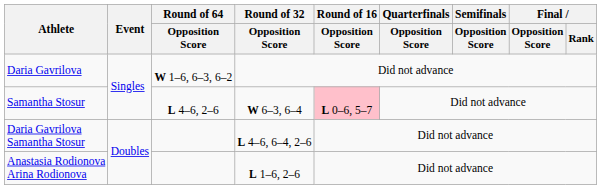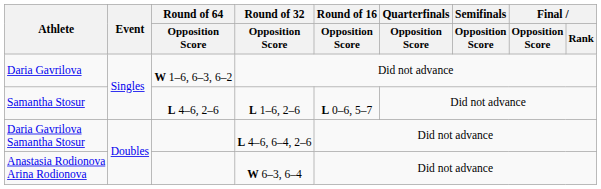(274, 110) W 6–3, 6–4 -> (274, 110) L 1–6, 2–6
(347, 110) pink background -> (347, 110) no background
(274, 175) L 1–6, 2–6 -> (274, 175) W 6–3, 6–4
